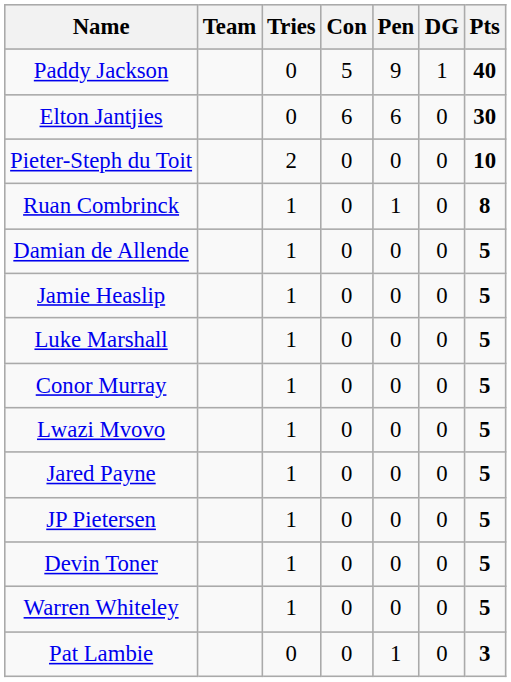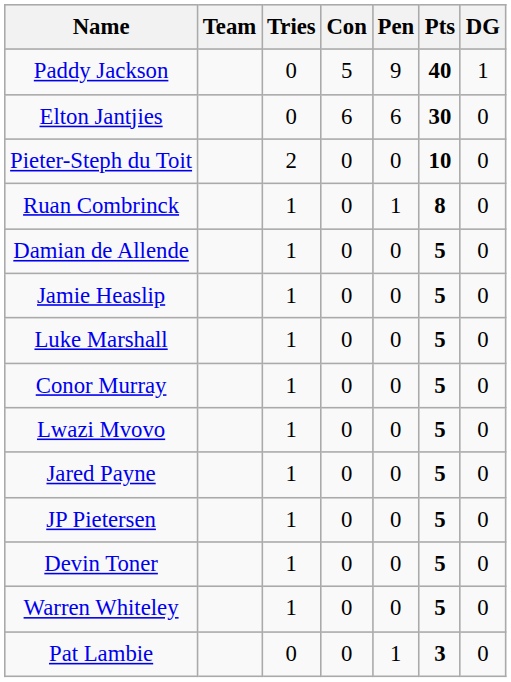columns swapped: (442, 26) <-> (485, 26)
